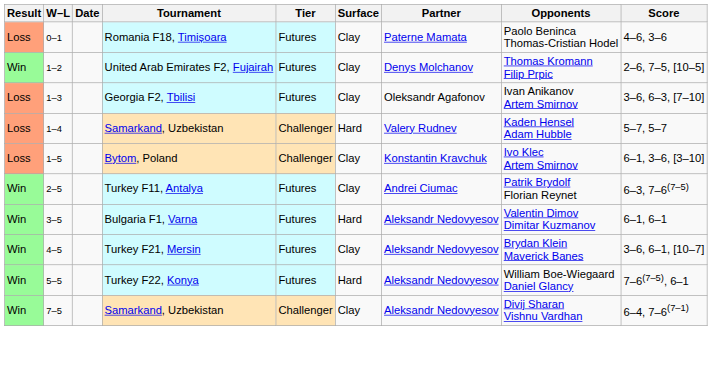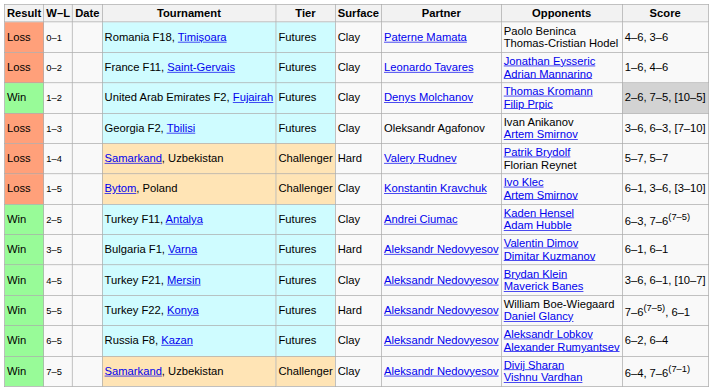+ row: (54, 68)
(664, 67) no background -> (665, 98) lightgrey background
(539, 128) Kaden Hensel Adam Hubble -> (540, 158) Patrik Brydolf Florian Reynet
(540, 189) Patrik Brydolf Florian Reynet -> (539, 219) Kaden Hensel Adam Hubble
+ row: (54, 341)
